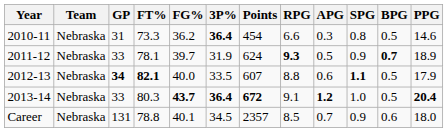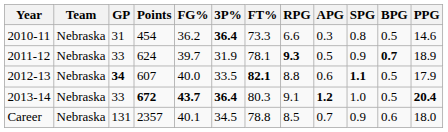columns swapped: (260, 14) <-> (152, 14)
